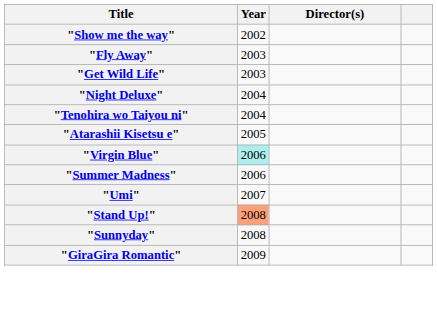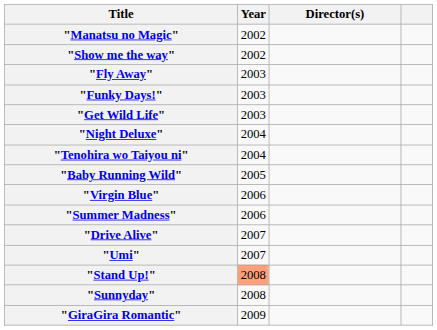+ row: (121, 34)
+ row: (121, 94)
- row: (121, 134)
+ row: (121, 174)
(253, 154) paleturquoise background -> (253, 194) no background
+ row: (121, 235)
